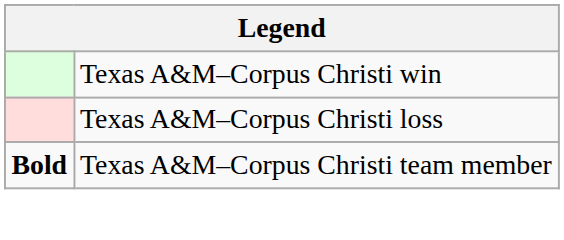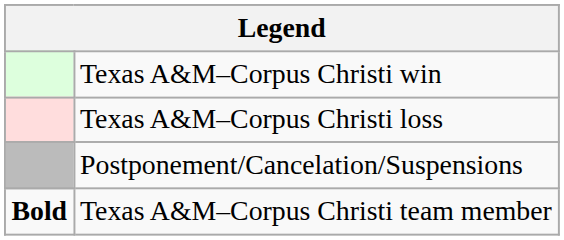+ row: (301, 165)
